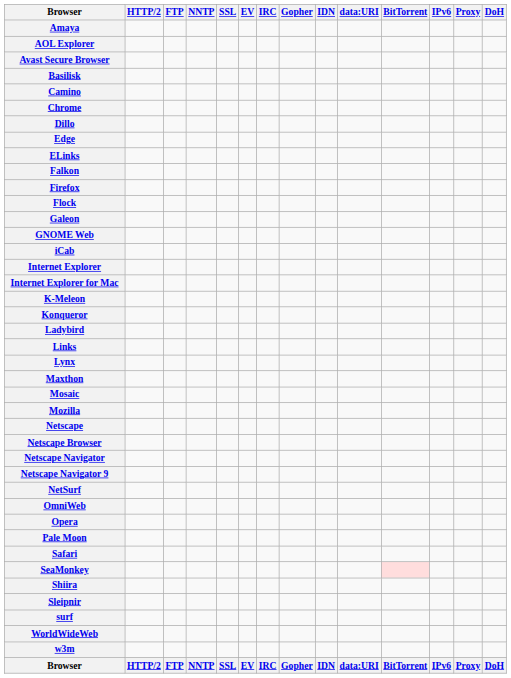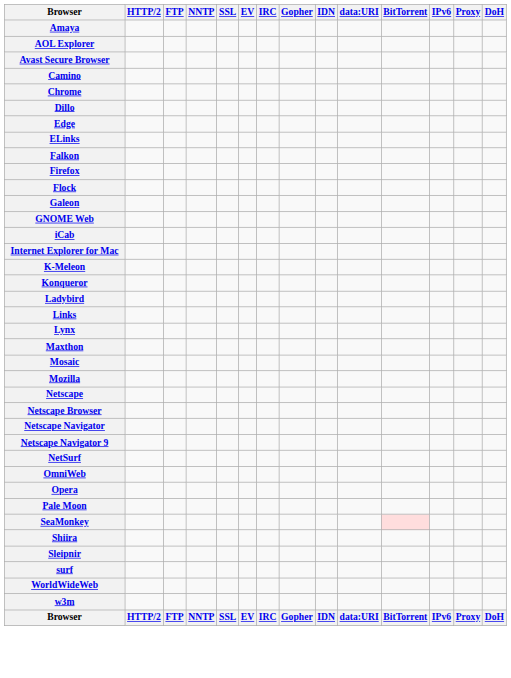- row: (65, 75)
- row: (65, 266)
- row: (65, 553)
